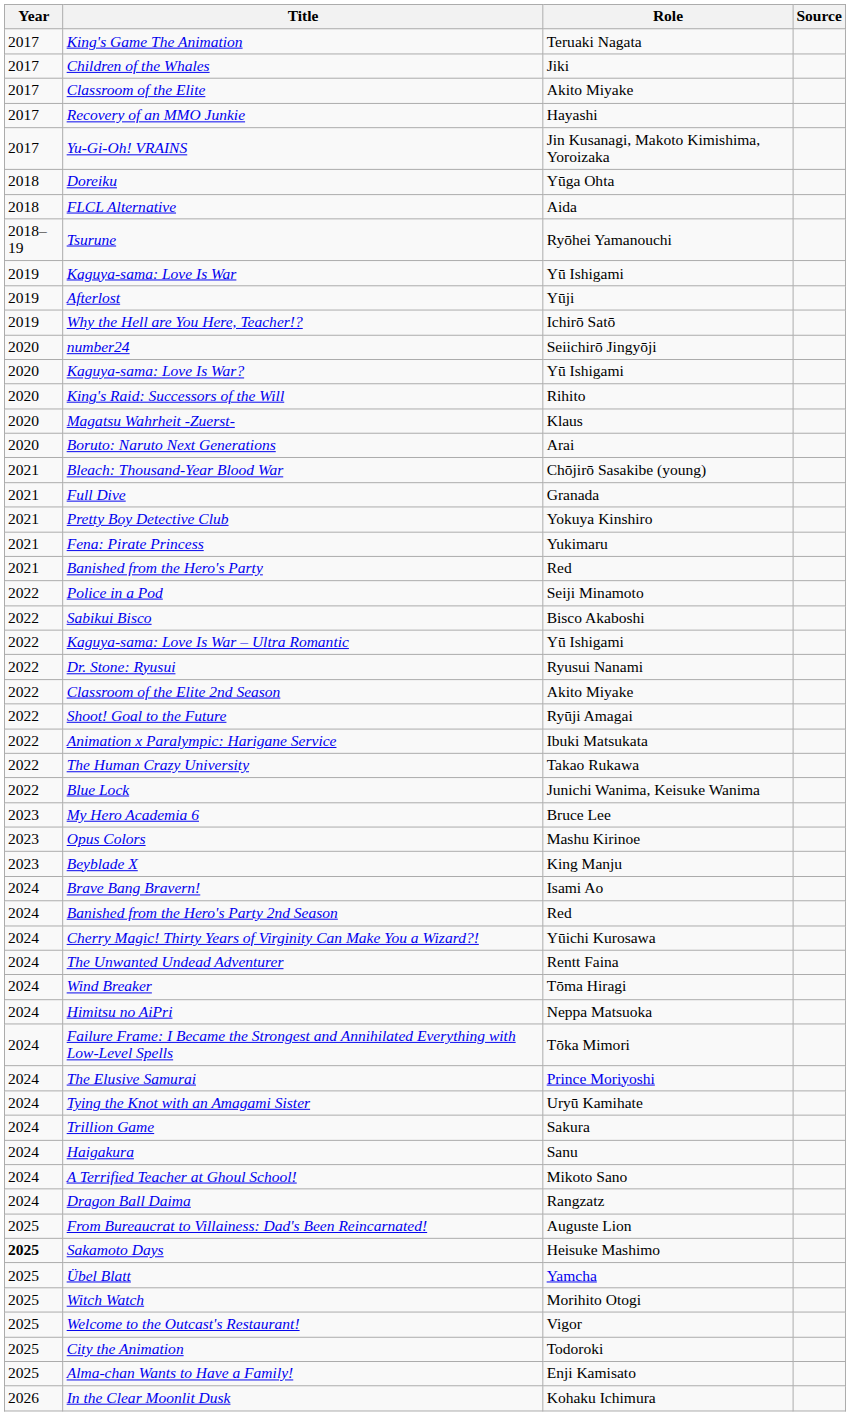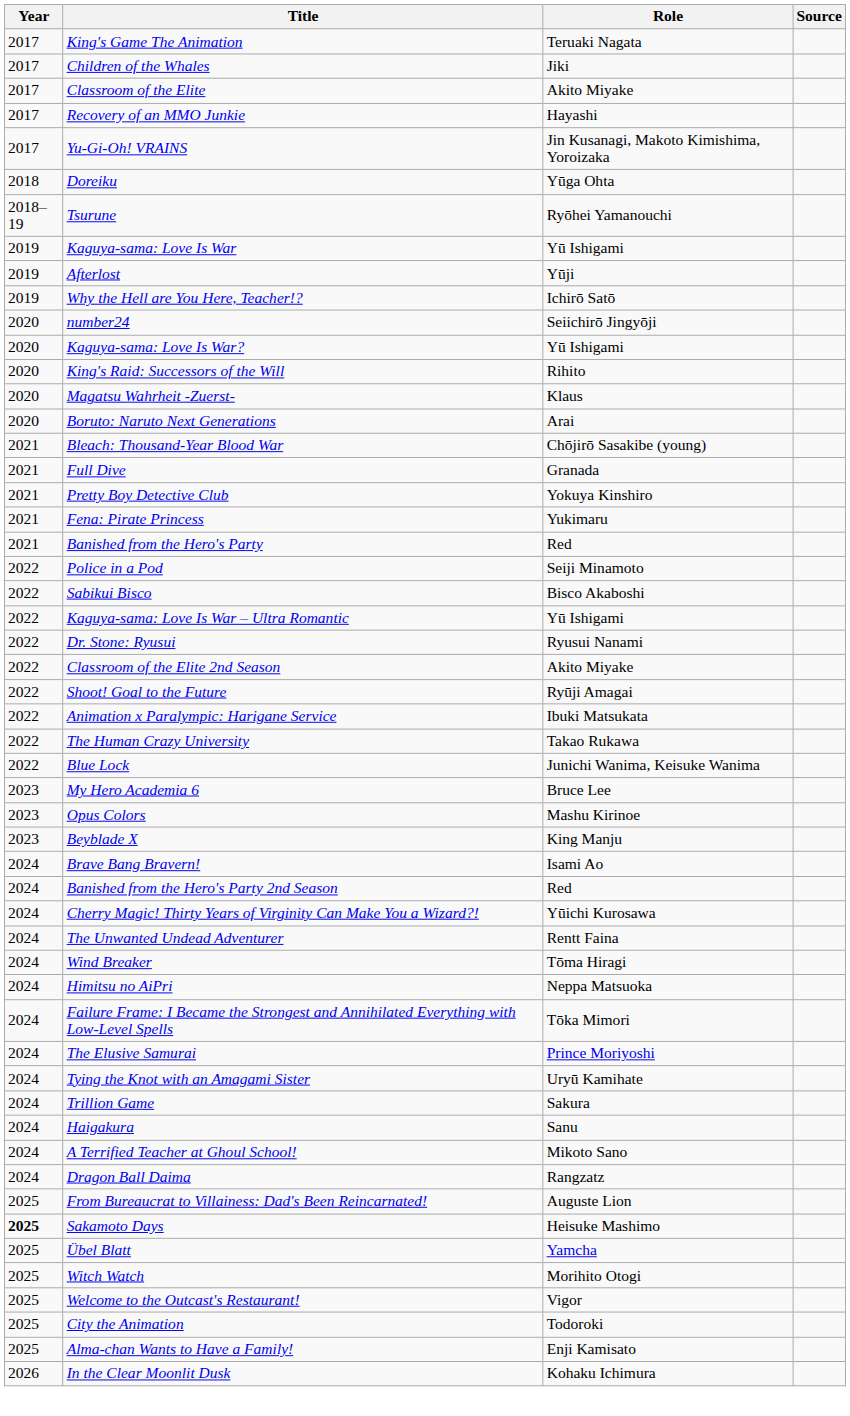- row: (121, 206)
